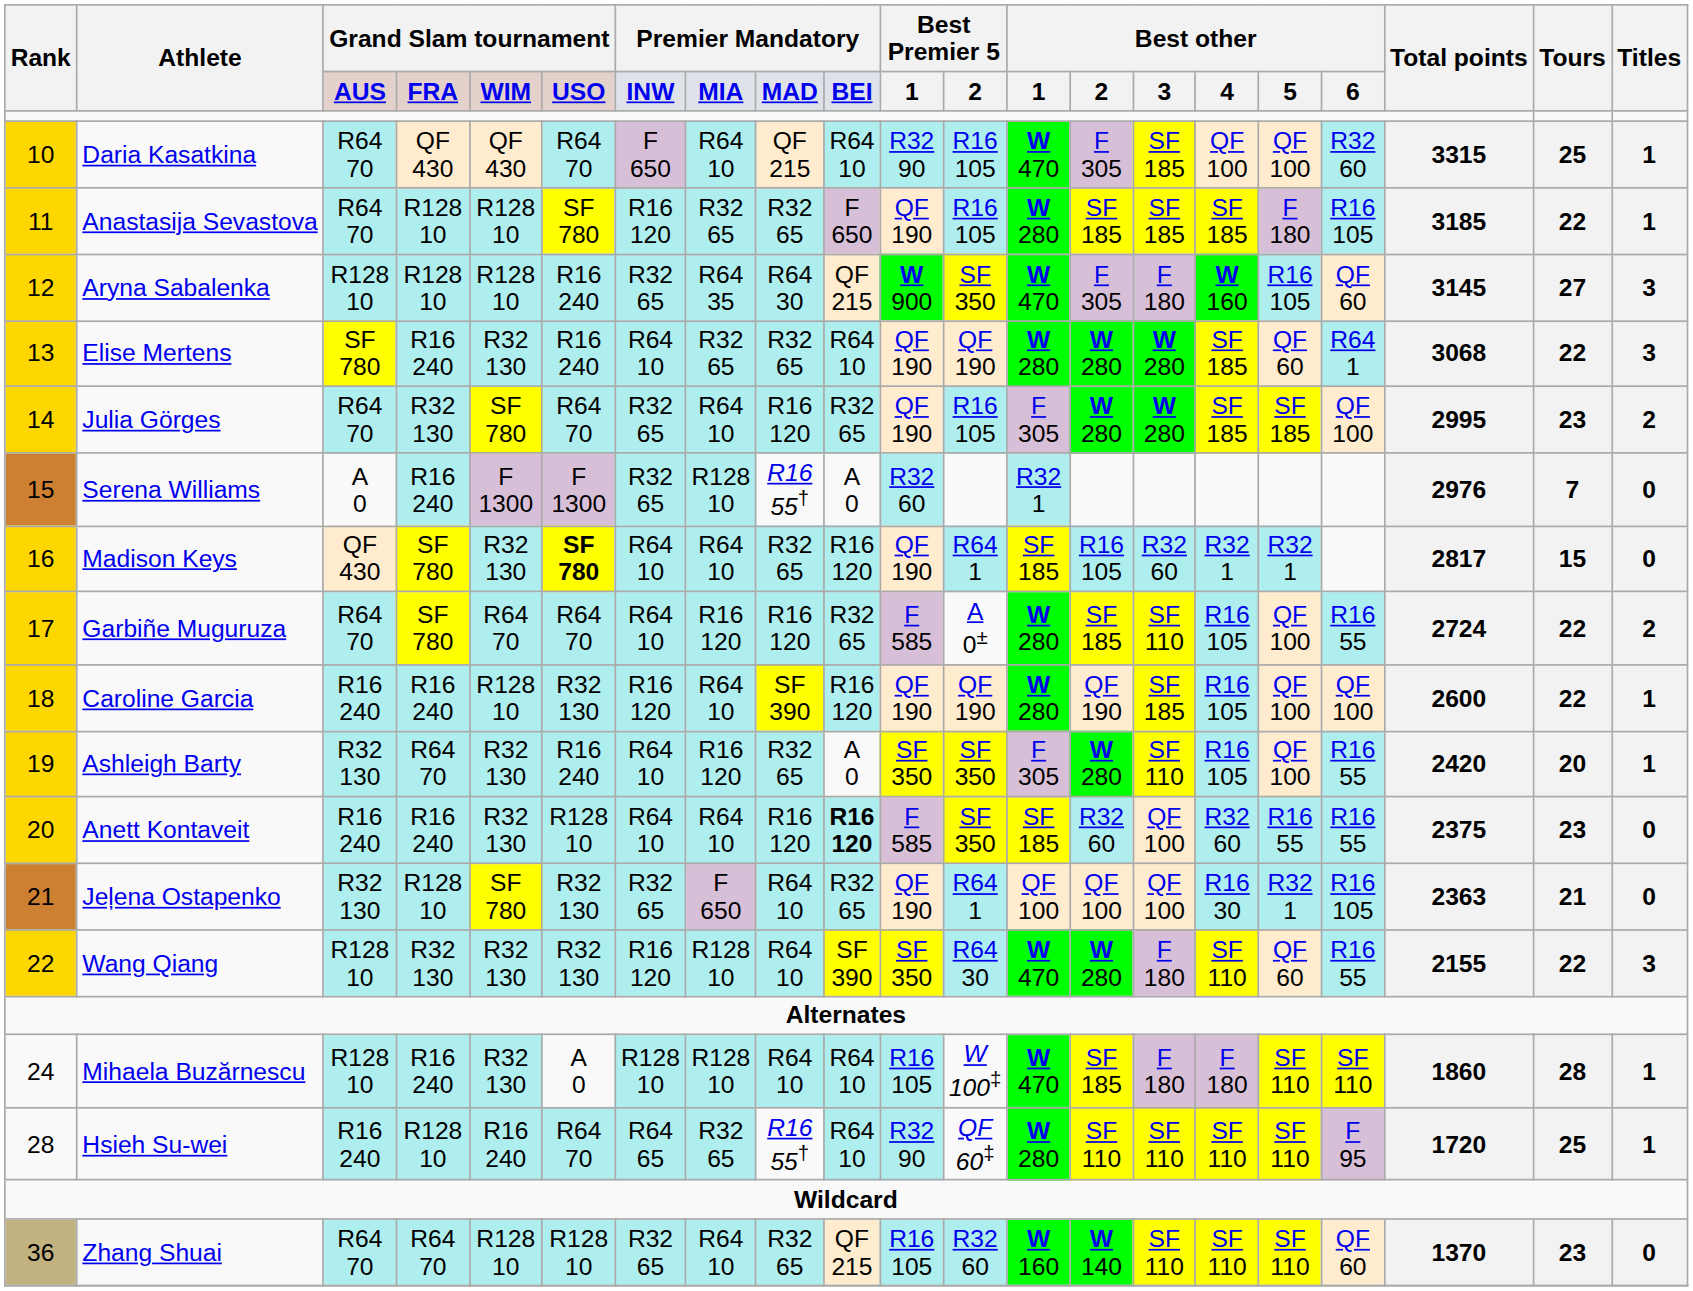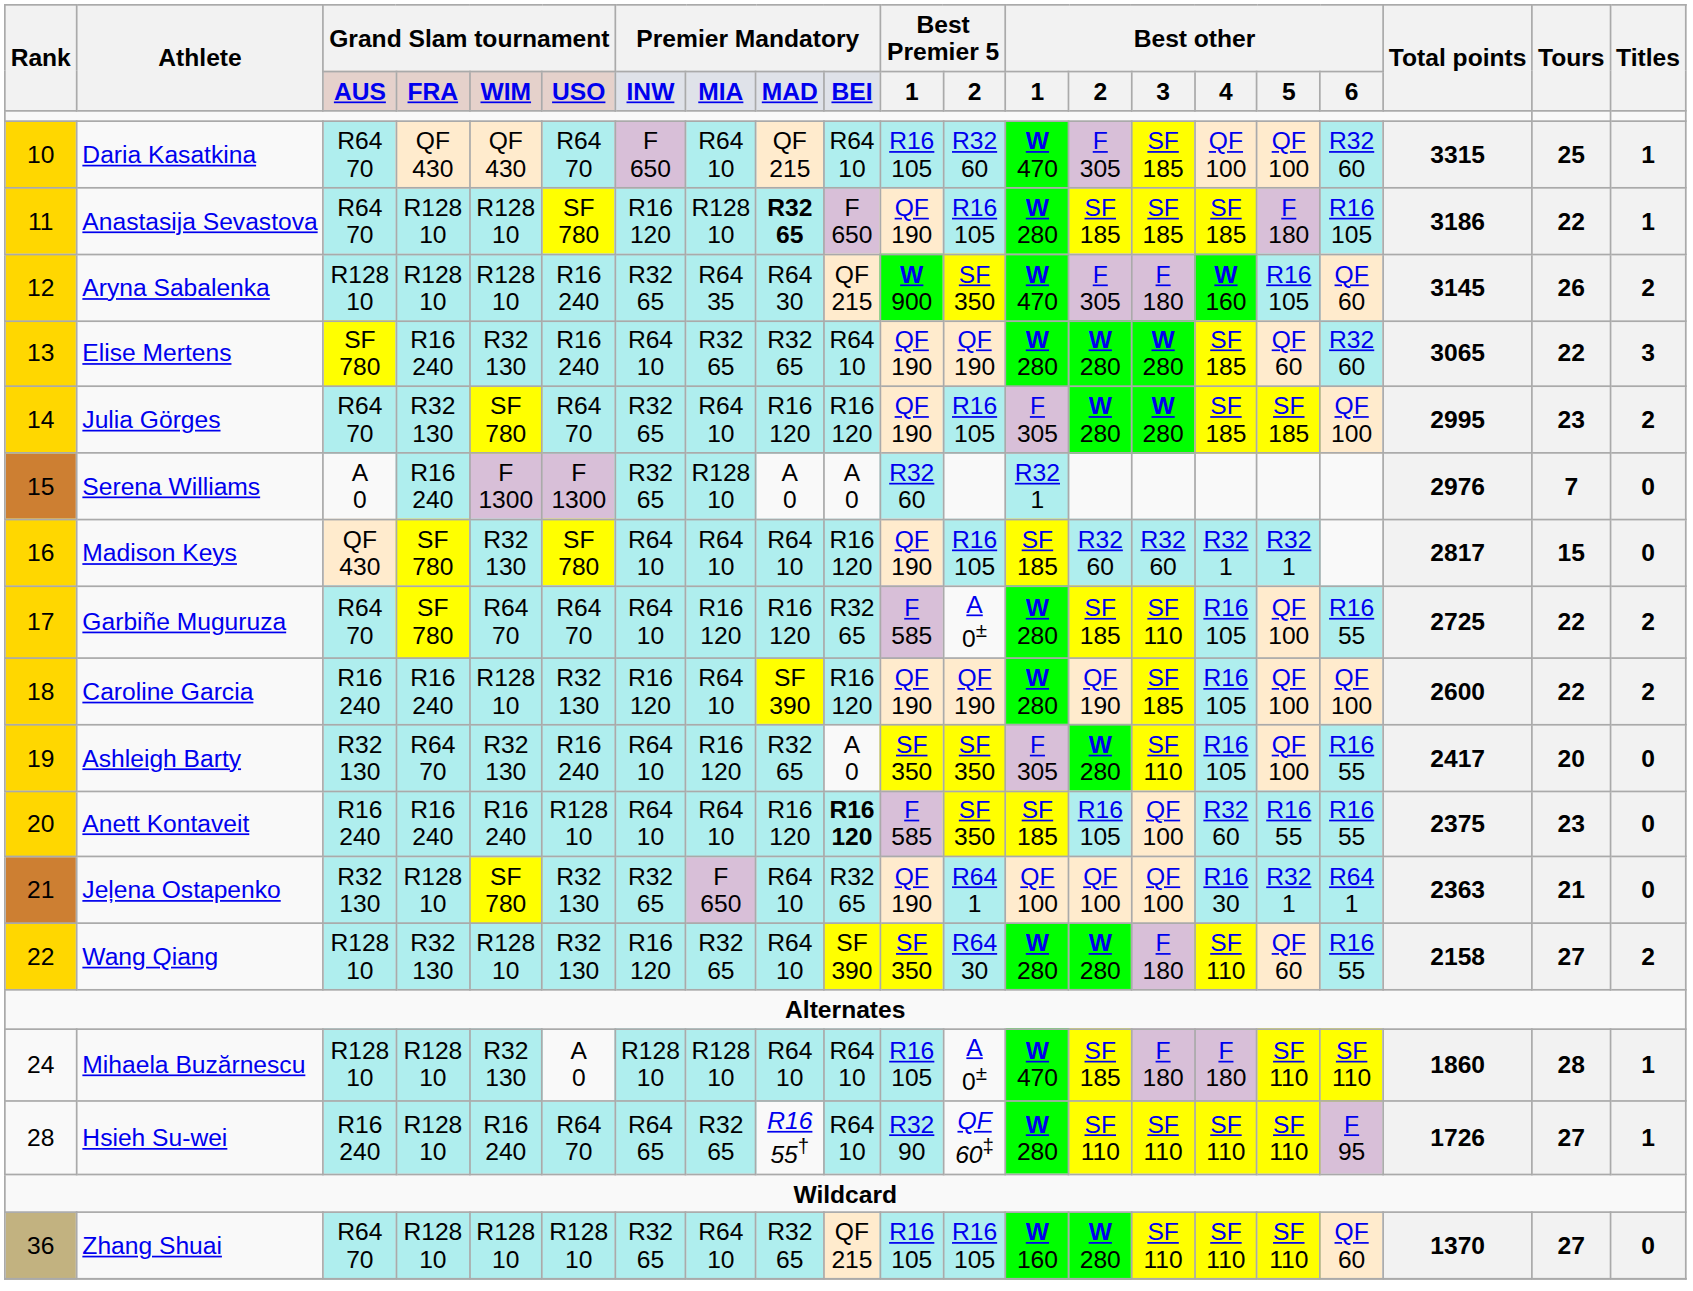(912, 155) R32 90 -> (912, 155) R16 105
(975, 155) R16 105 -> (975, 155) R32 60
(721, 221) R32 65 -> (721, 221) R128 10
(790, 221) normal -> (790, 221) bold
(1459, 221) 3185 -> (1458, 221) 3186
(1572, 288) 27 -> (1571, 288) 26
(1649, 288) 3 -> (1648, 288) 2
(1353, 354) R64 1 -> (1352, 354) R32 60
(1459, 354) 3068 -> (1458, 354) 3065
(852, 420) R32 65 -> (852, 420) R16 120
(790, 490) R16 55† -> (790, 486) A 0
(579, 559) bold -> (579, 553) normal
(790, 559) R32 65 -> (790, 553) R64 10
(975, 559) R64 1 -> (975, 553) R16 105
(1101, 559) R16 105 -> (1100, 553) R32 60
(1459, 629) 2724 -> (1458, 622) 2725
(1649, 698) 1 -> (1648, 692) 2
(1459, 764) 2420 -> (1458, 758) 2417
(1649, 764) 1 -> (1648, 758) 0
(506, 831) R32 130 -> (506, 824) R16 240
(1101, 831) R32 60 -> (1100, 824) R16 105
(1353, 897) R16 105 -> (1352, 890) R64 1
(506, 963) R32 130 -> (506, 957) R128 10
(721, 963) R128 10 -> (721, 957) R32 65
(1039, 963) W 470 -> (1037, 957) W 280
(1459, 963) 2155 -> (1458, 957) 2158
(1572, 963) 22 -> (1571, 957) 27
(1649, 963) 3 -> (1648, 957) 2
(433, 1072) R16 240 -> (433, 1065) R128 10
(975, 1072) W 100‡ -> (975, 1065) A 0±
(1459, 1144) 1720 -> (1458, 1138) 1726
(1572, 1144) 25 -> (1571, 1138) 27
(433, 1253) R64 70 -> (433, 1246) R128 10
(975, 1253) R32 60 -> (975, 1246) R16 105
(1101, 1253) W 140 -> (1100, 1246) W 280
(1572, 1253) 23 -> (1571, 1246) 27
